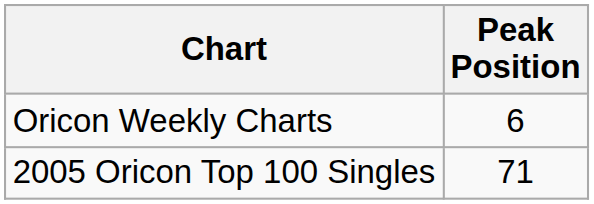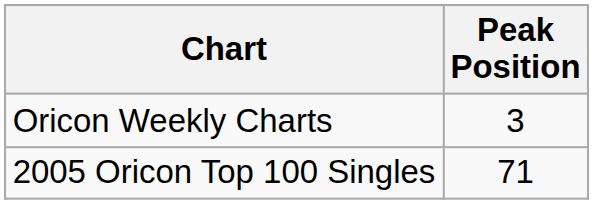(515, 119) 6 -> (515, 119) 3
